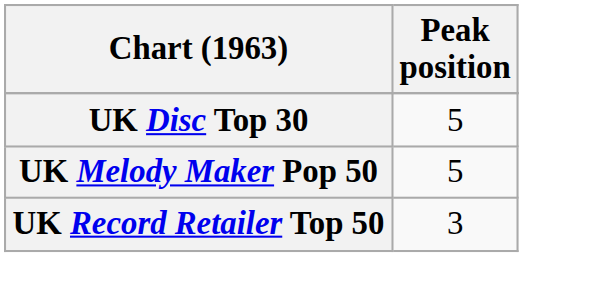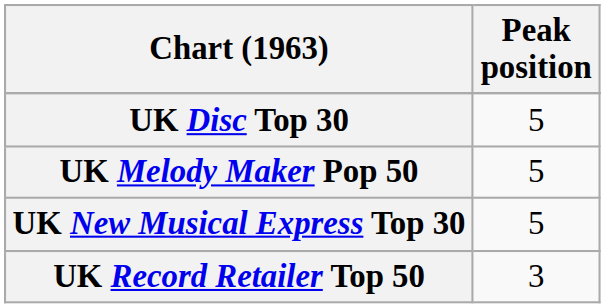+ row: (239, 223)
